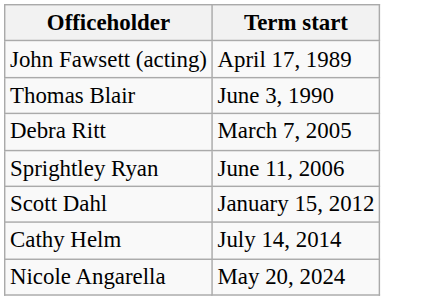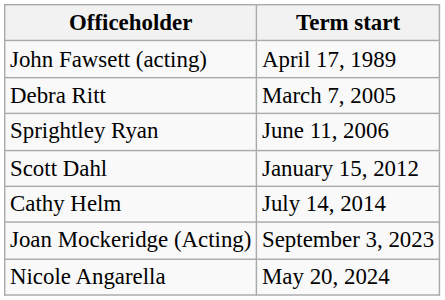- row: (73, 95)
+ row: (131, 240)
